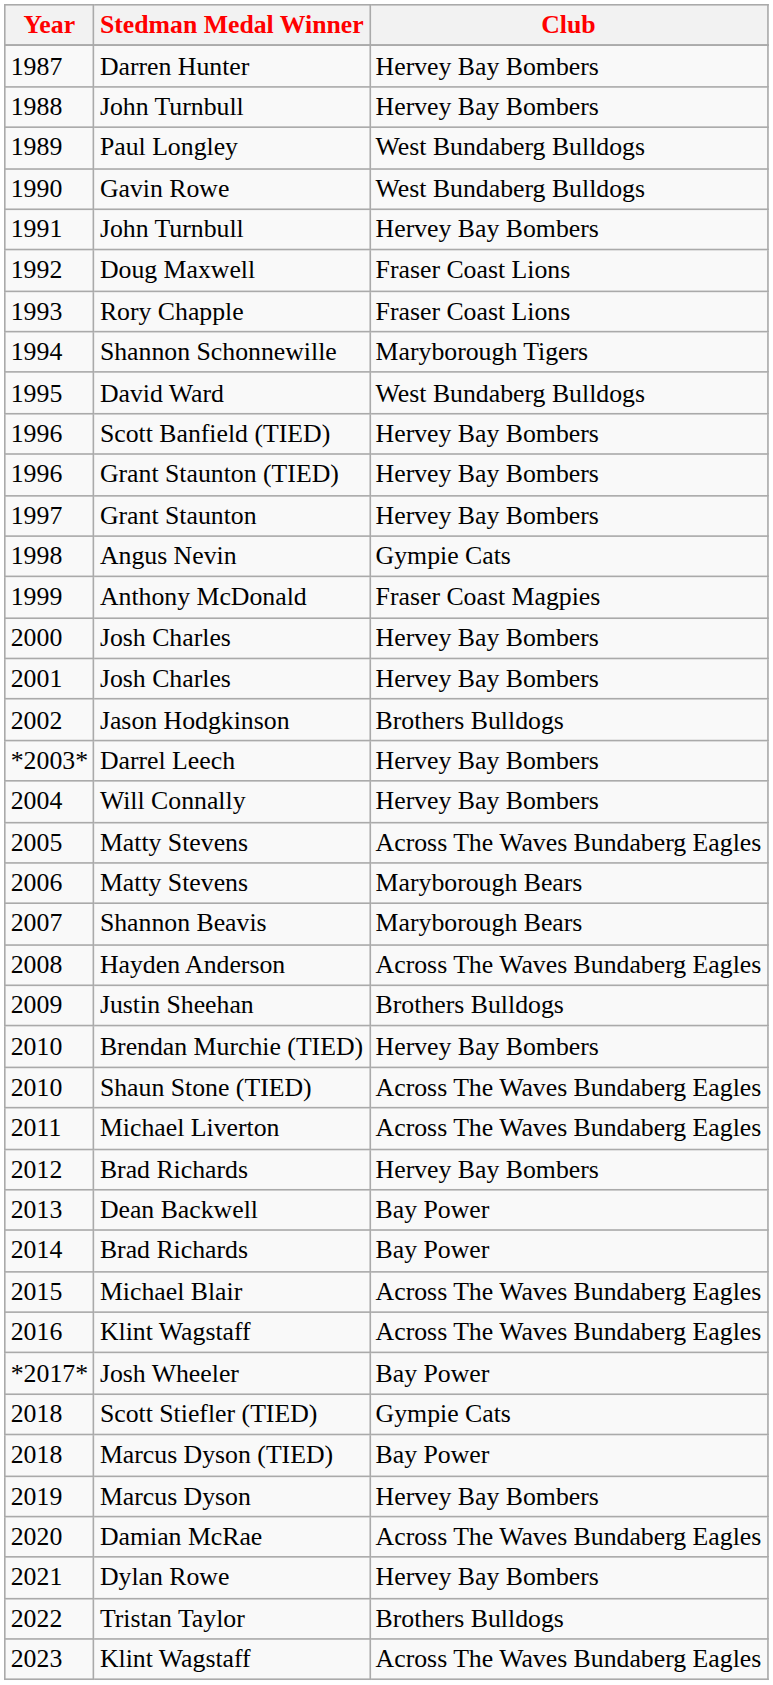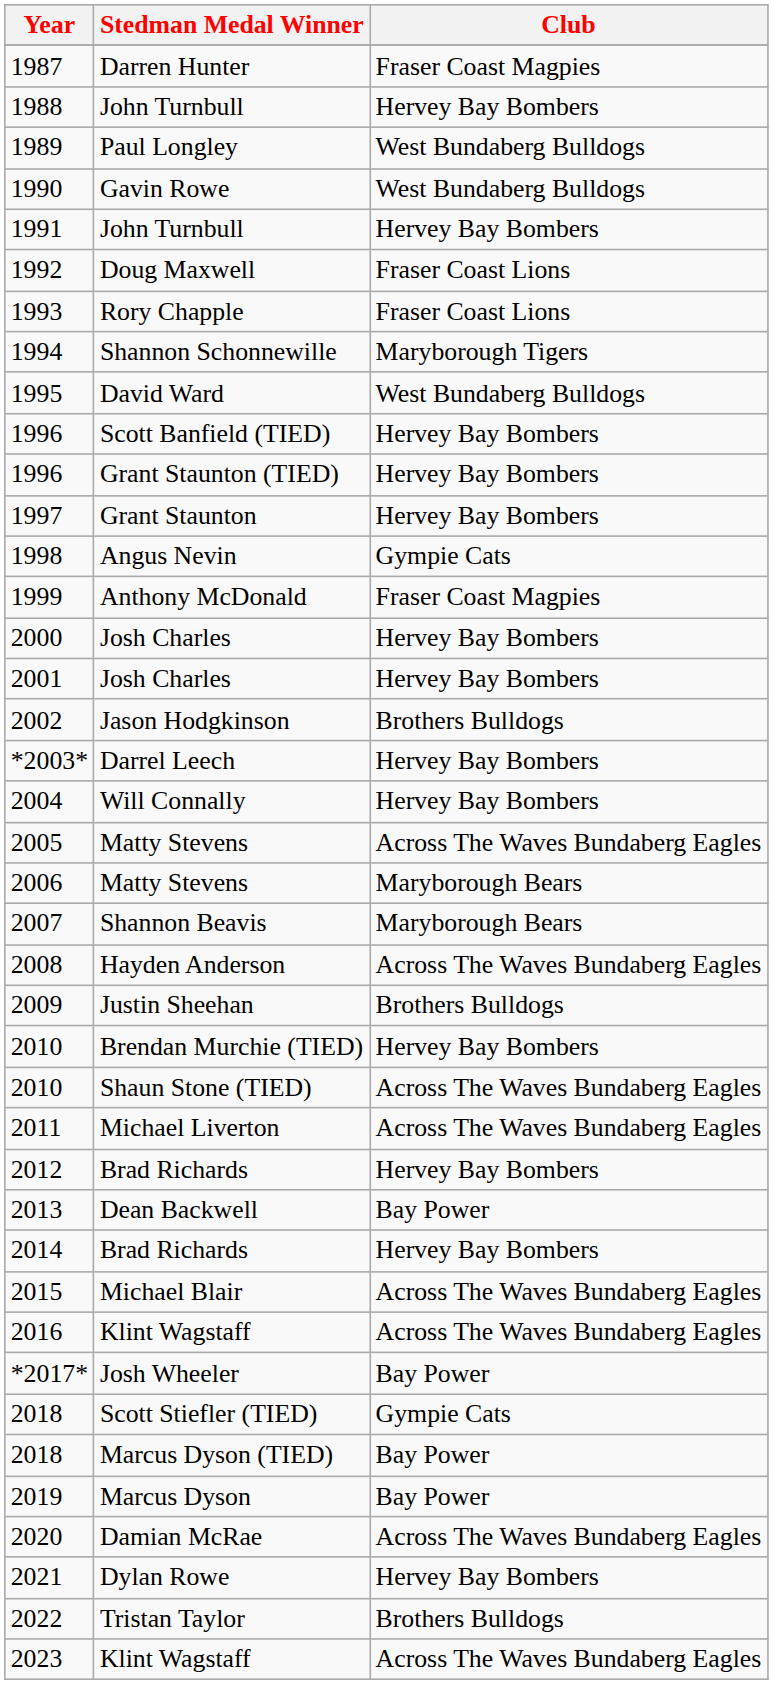(487, 65) Hervey Bay Bombers -> (488, 65) Fraser Coast Magpies
(432, 1250) Bay Power -> (487, 1250) Hervey Bay Bombers
(487, 1495) Hervey Bay Bombers -> (432, 1495) Bay Power
